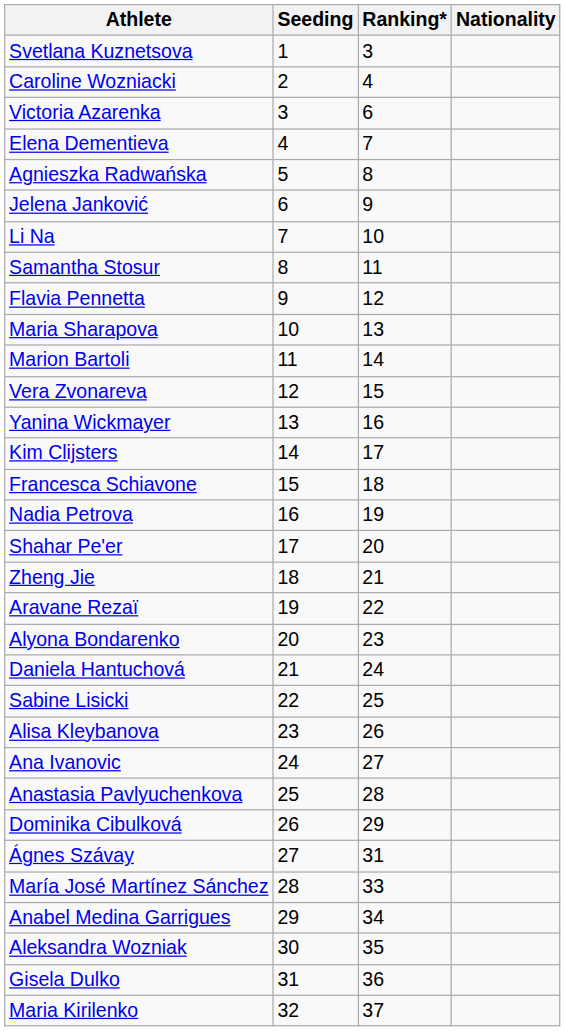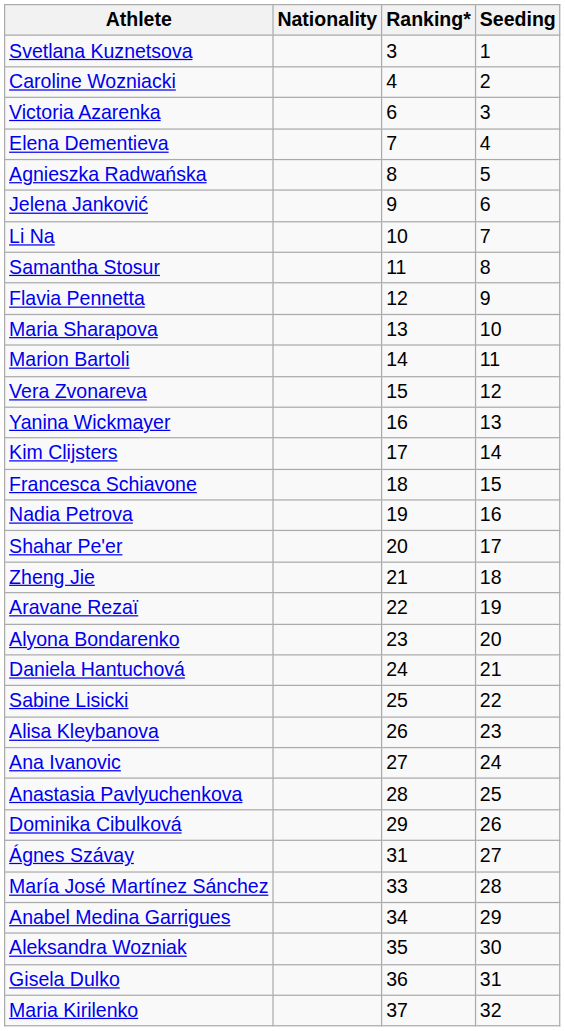columns swapped: (506, 19) <-> (315, 19)
